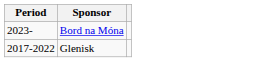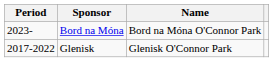+ column: (195, 13)
